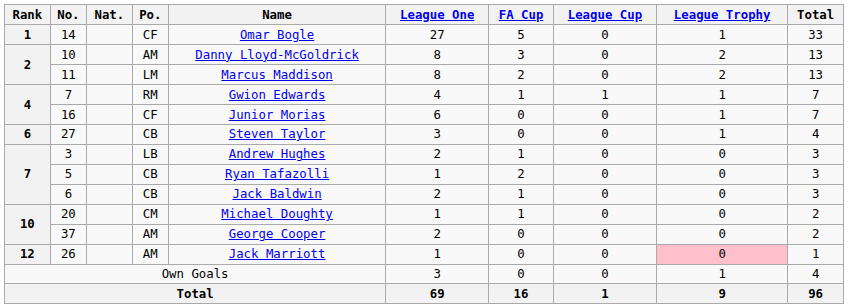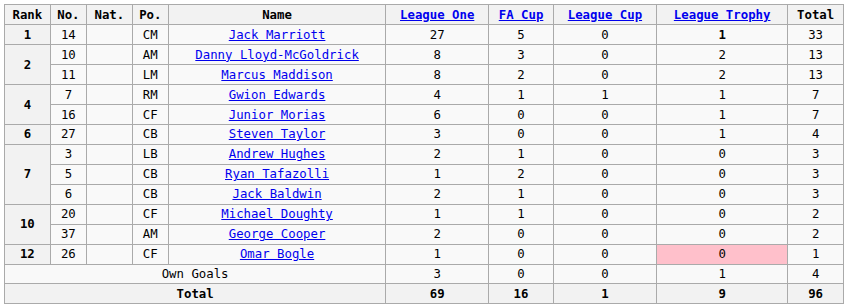(150, 35) CF -> (150, 35) CM
(277, 35) Omar Bogle -> (277, 35) Jack Marriott
(722, 35) normal -> (722, 35) bold
(150, 214) CM -> (150, 214) CF
(150, 254) AM -> (150, 254) CF
(277, 254) Jack Marriott -> (277, 254) Omar Bogle
